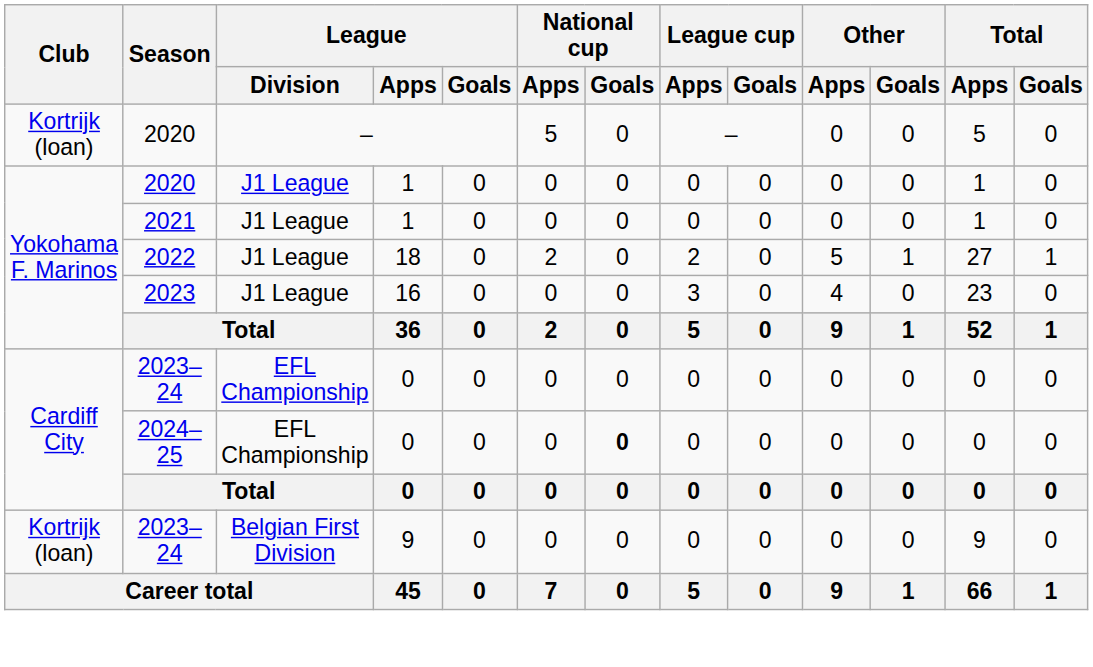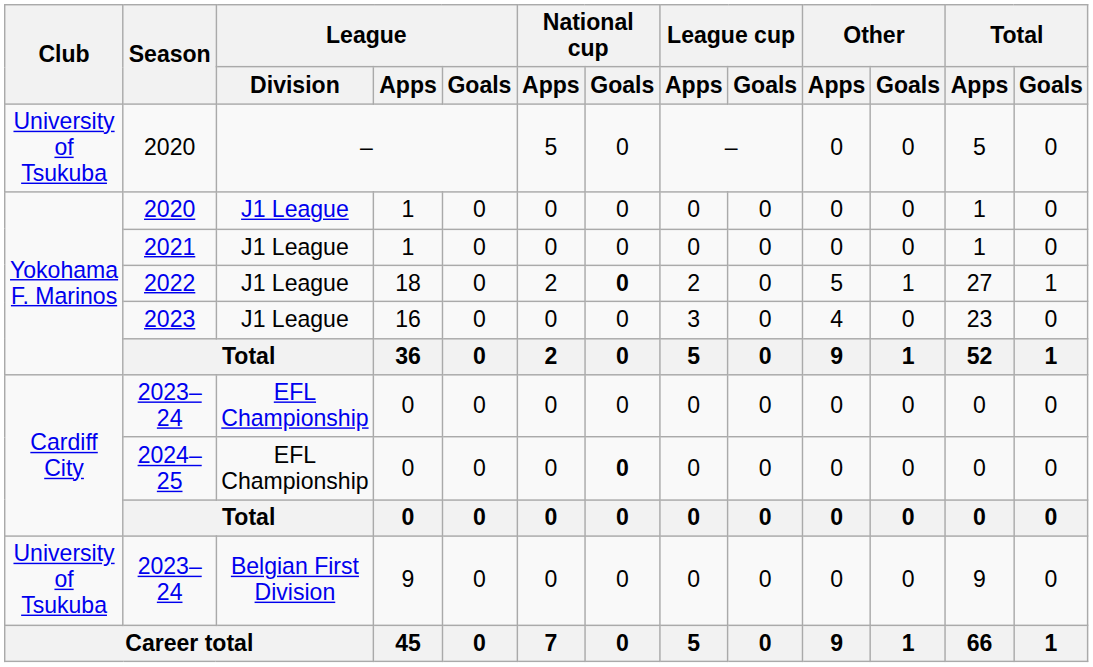(64, 134) Kortrijk (loan) -> (64, 147) University of Tsukuba
(622, 257) normal -> (622, 283) bold
(64, 541) Kortrijk (loan) -> (64, 580) University of Tsukuba
